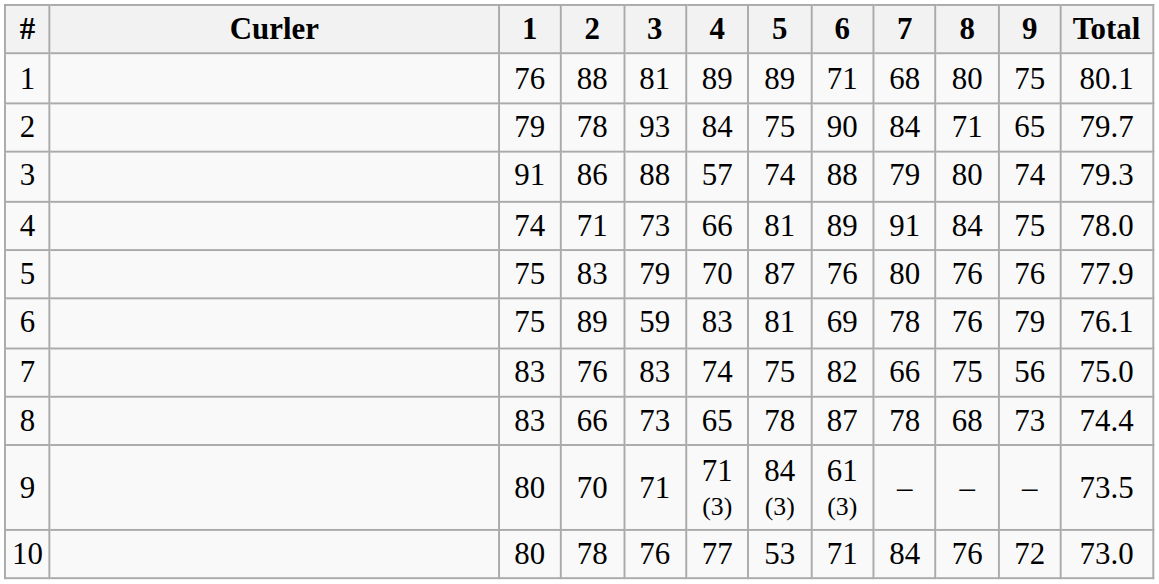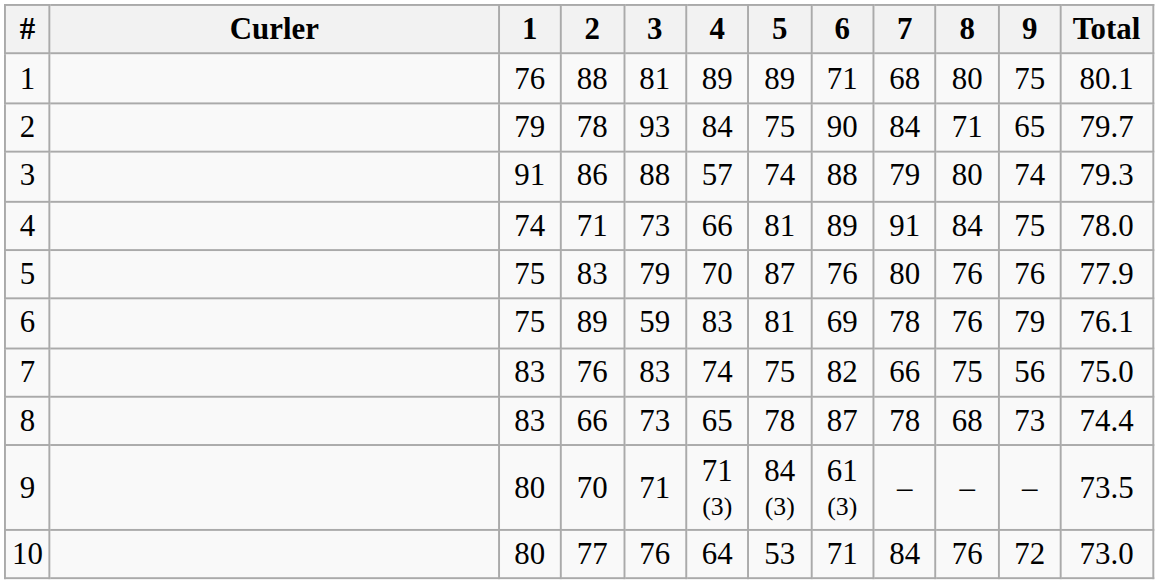(592, 553) 78 -> (592, 553) 77
(717, 553) 77 -> (717, 553) 64
